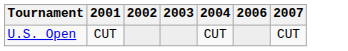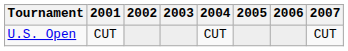+ column: (252, 15)
